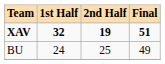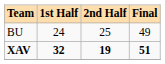rows swapped: (19, 32) <-> (15, 50)
